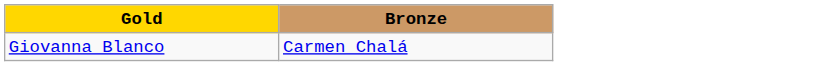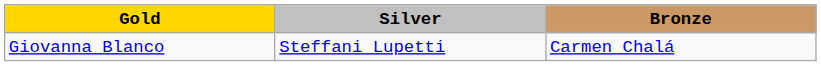+ column: (410, 19)
